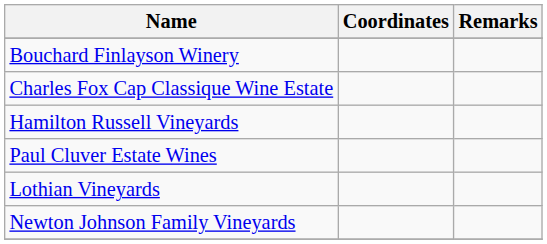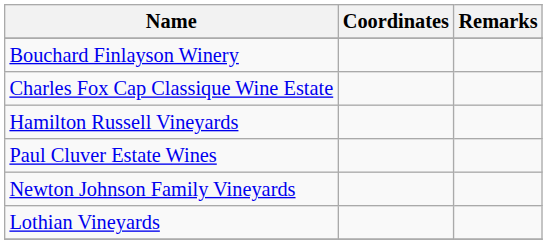rows swapped: (85, 189) <-> (152, 222)
